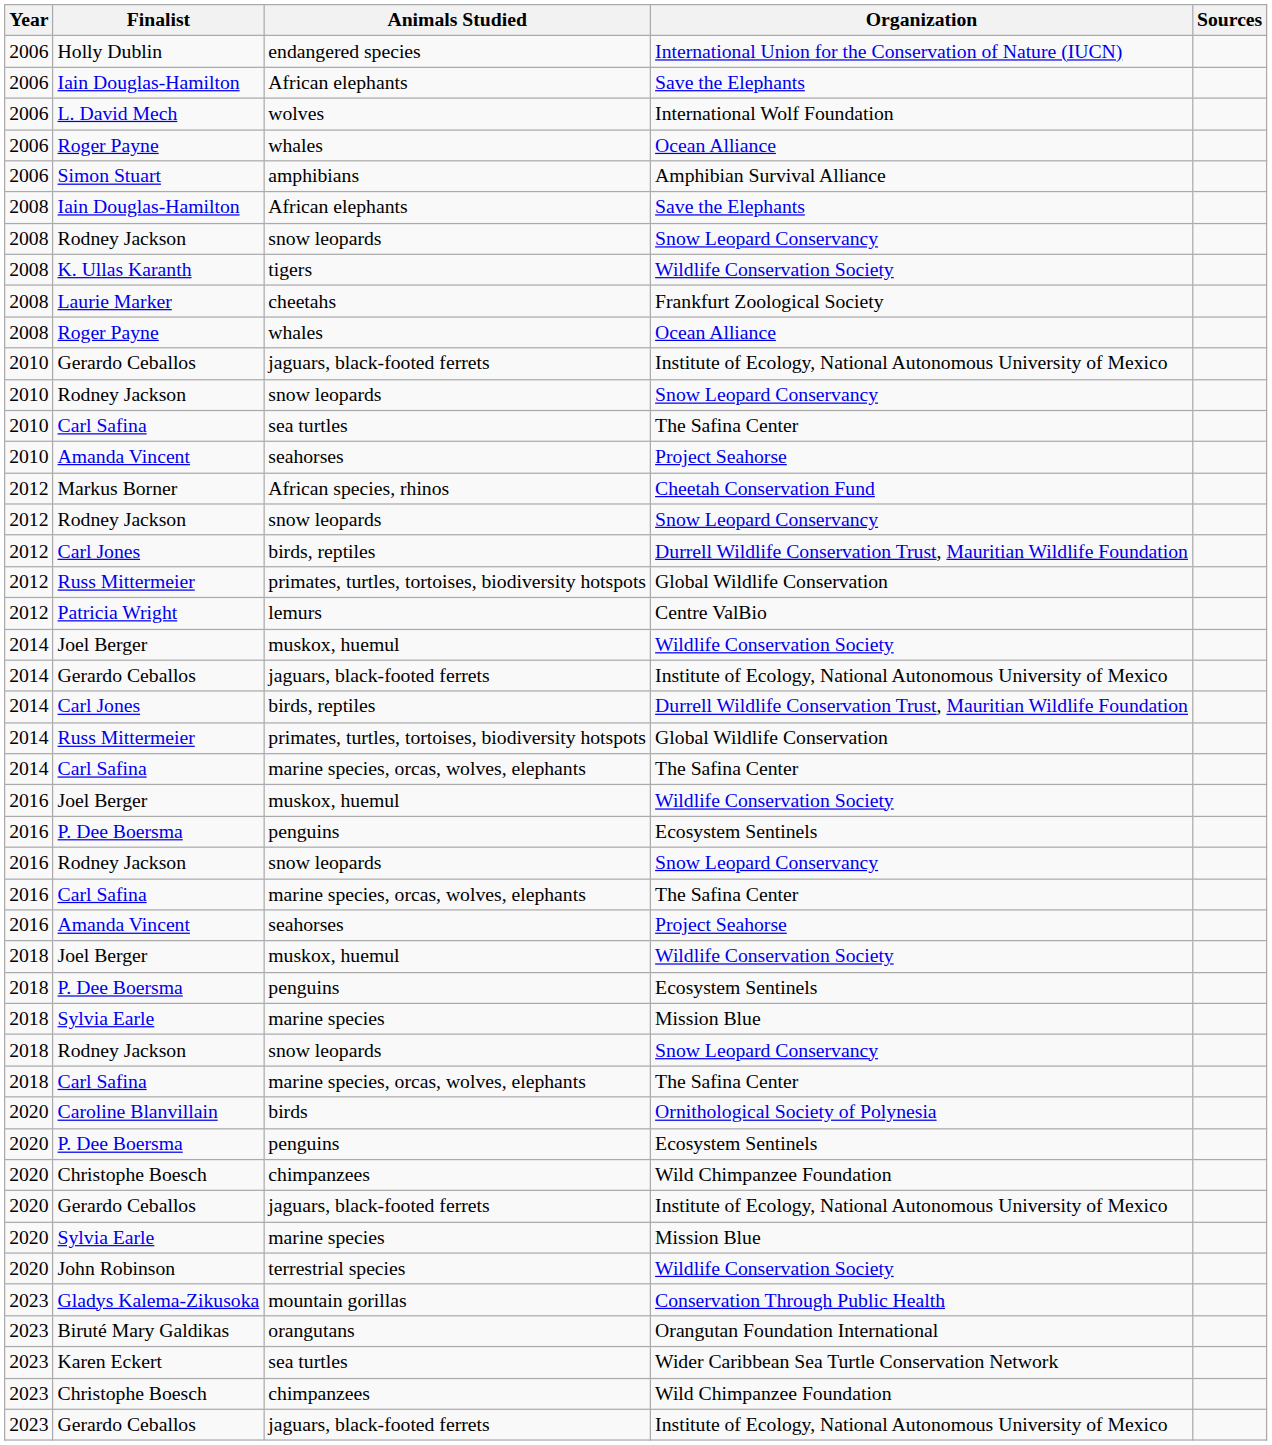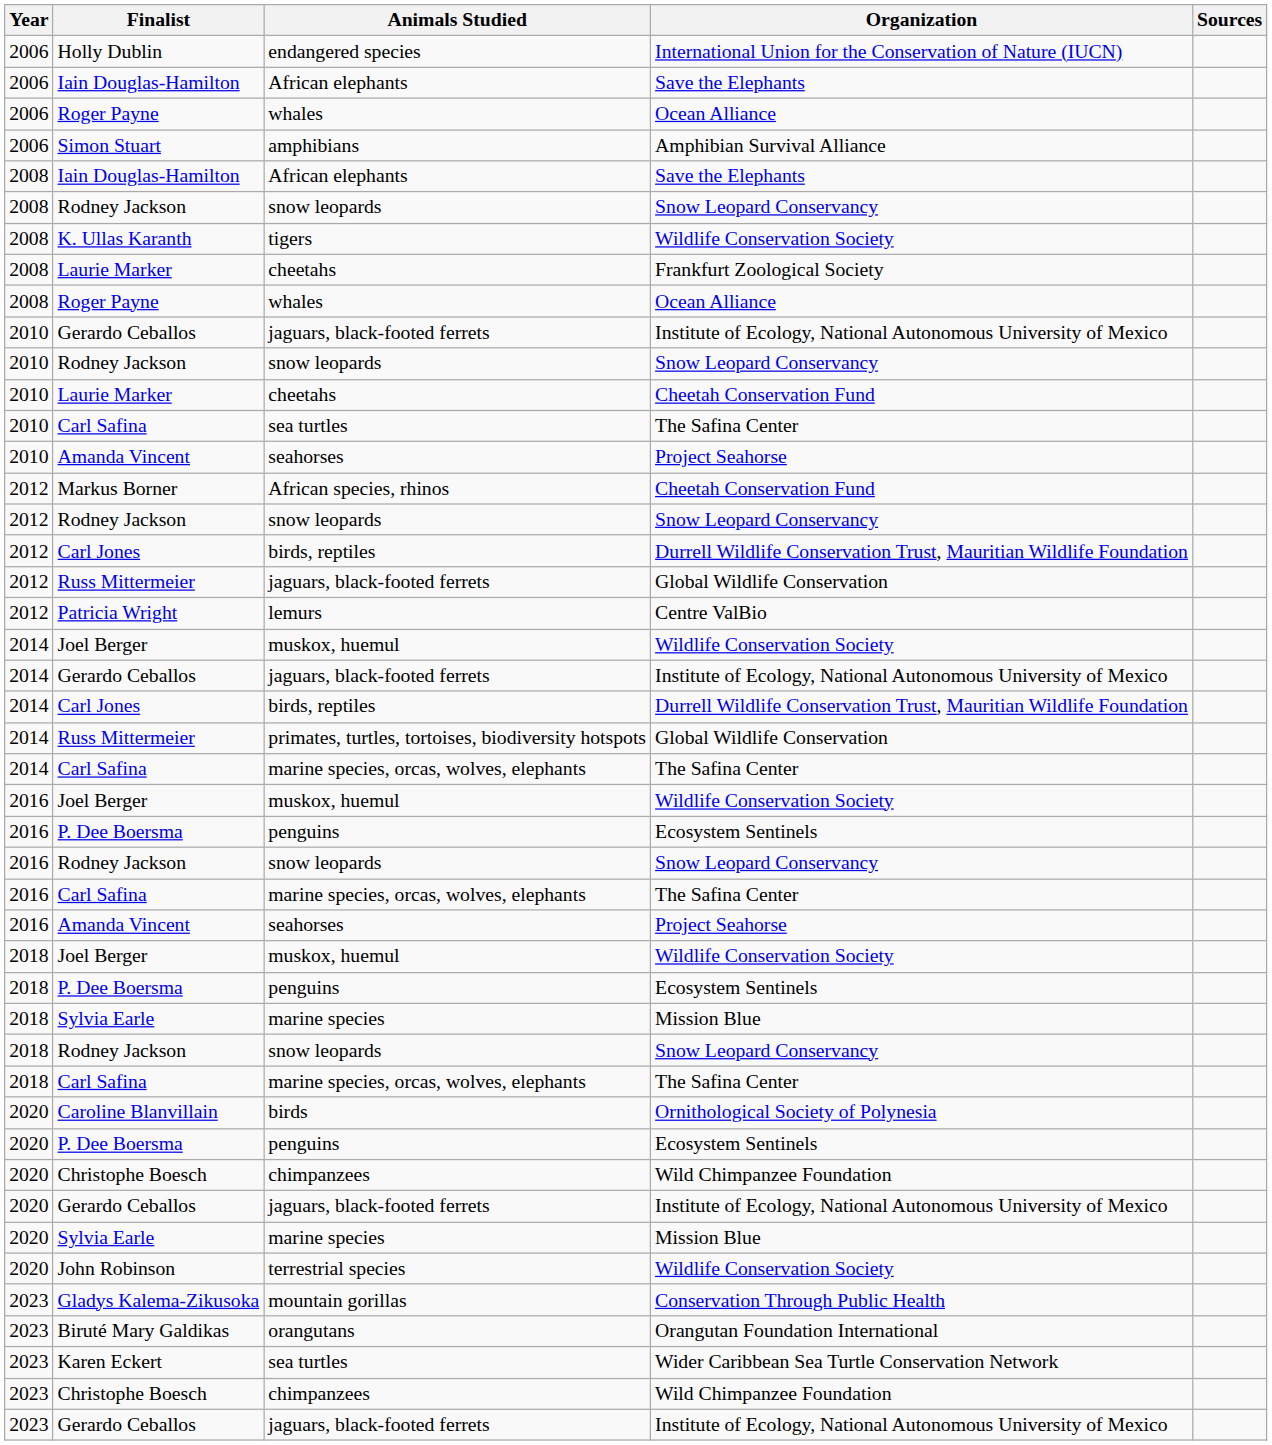- row: (29, 113)
+ row: (29, 394)
(457, 581) primates, turtles, tortoises, biodiversity hotspots -> (379, 581) jaguars, black-footed ferrets
